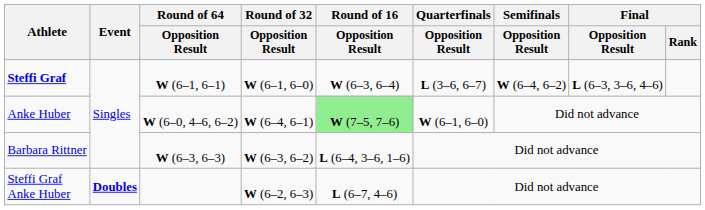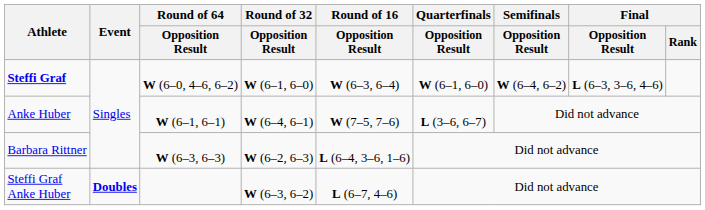(190, 85) W (6–1, 6–1) -> (190, 85) W (6–0, 4–6, 6–2)
(453, 85) L (3–6, 6–7) -> (453, 85) W (6–1, 6–0)
(190, 122) W (6–0, 4–6, 6–2) -> (190, 122) W (6–1, 6–1)
(365, 122) lightgreen background -> (365, 122) no background
(453, 122) W (6–1, 6–0) -> (453, 122) L (3–6, 6–7)
(279, 158) W (6–3, 6–2) -> (279, 158) W (6–2, 6–3)
(279, 194) W (6–2, 6–3) -> (279, 194) W (6–3, 6–2)
